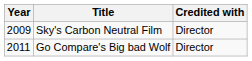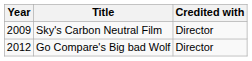(19, 47) 2011 -> (19, 47) 2012
